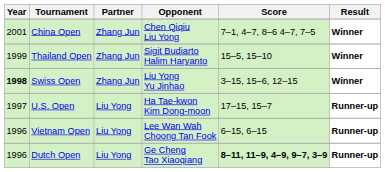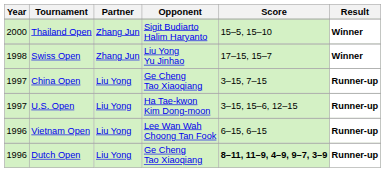- row: (56, 32)
(17, 56) 1999 -> (17, 32) 2000
(17, 81) bold -> (17, 56) normal
(259, 81) 3–15, 15–6, 12–15 -> (246, 56) 17–15, 15–7
+ row: (56, 81)
(246, 106) 17–15, 15–7 -> (259, 106) 3–15, 15–6, 12–15
